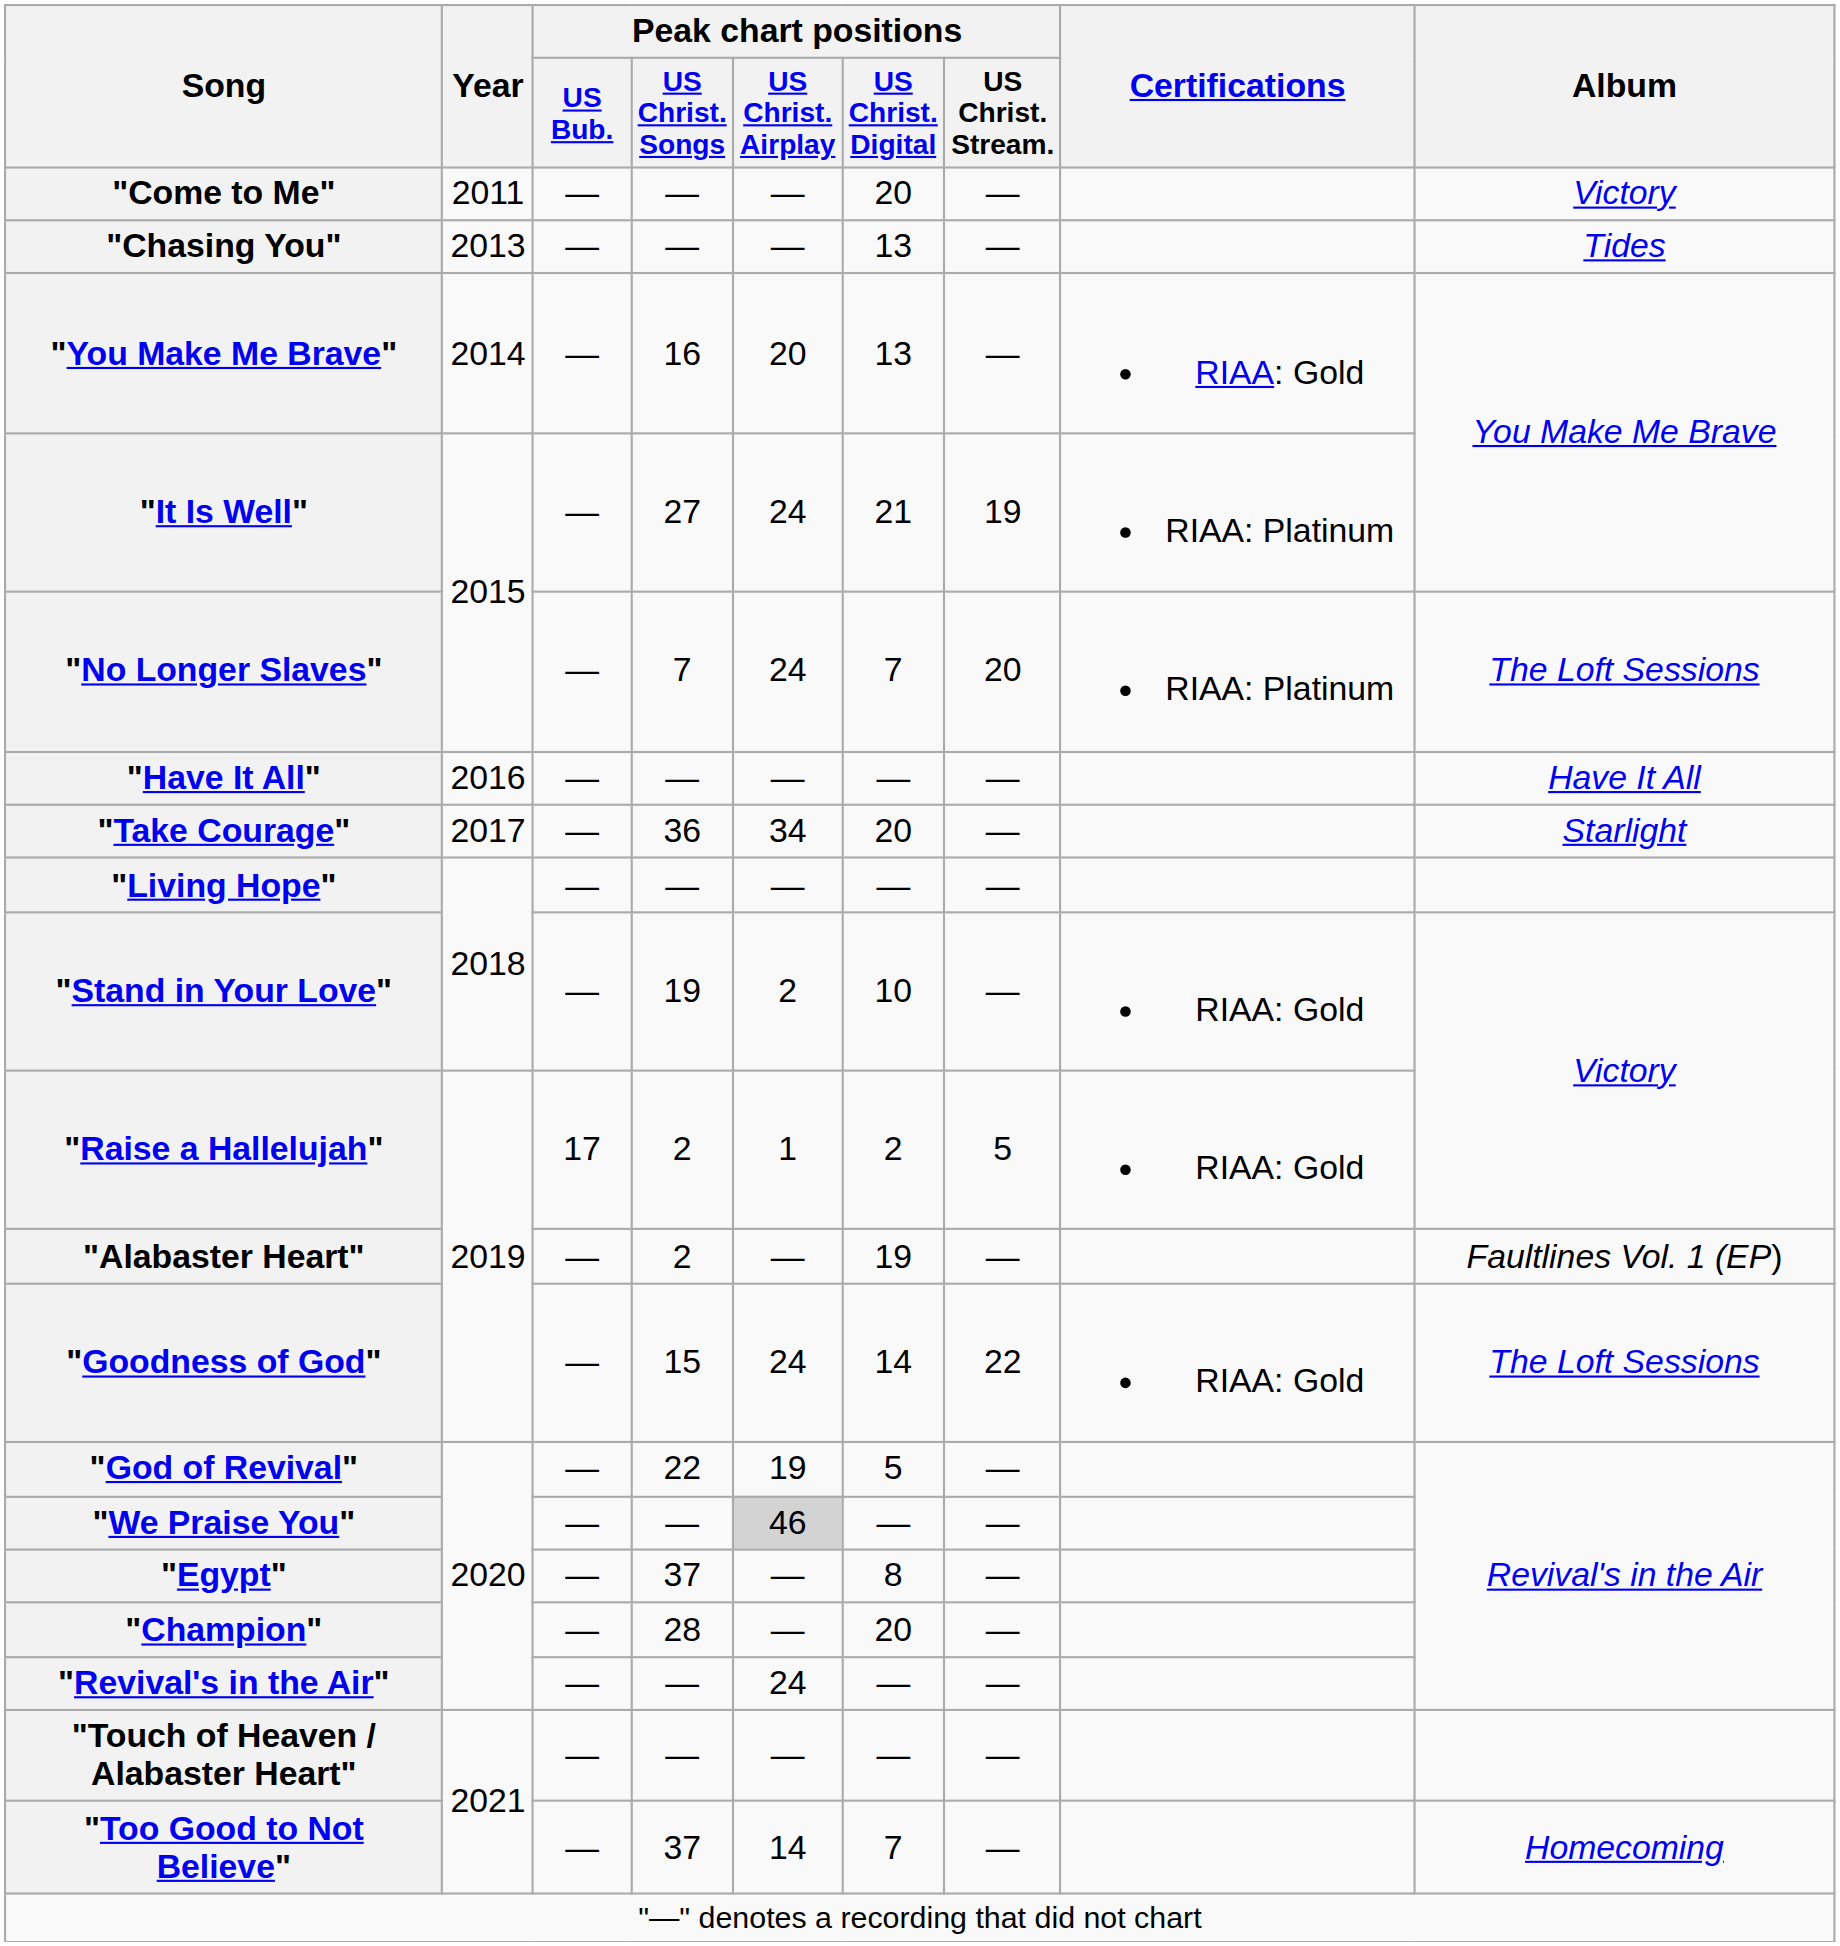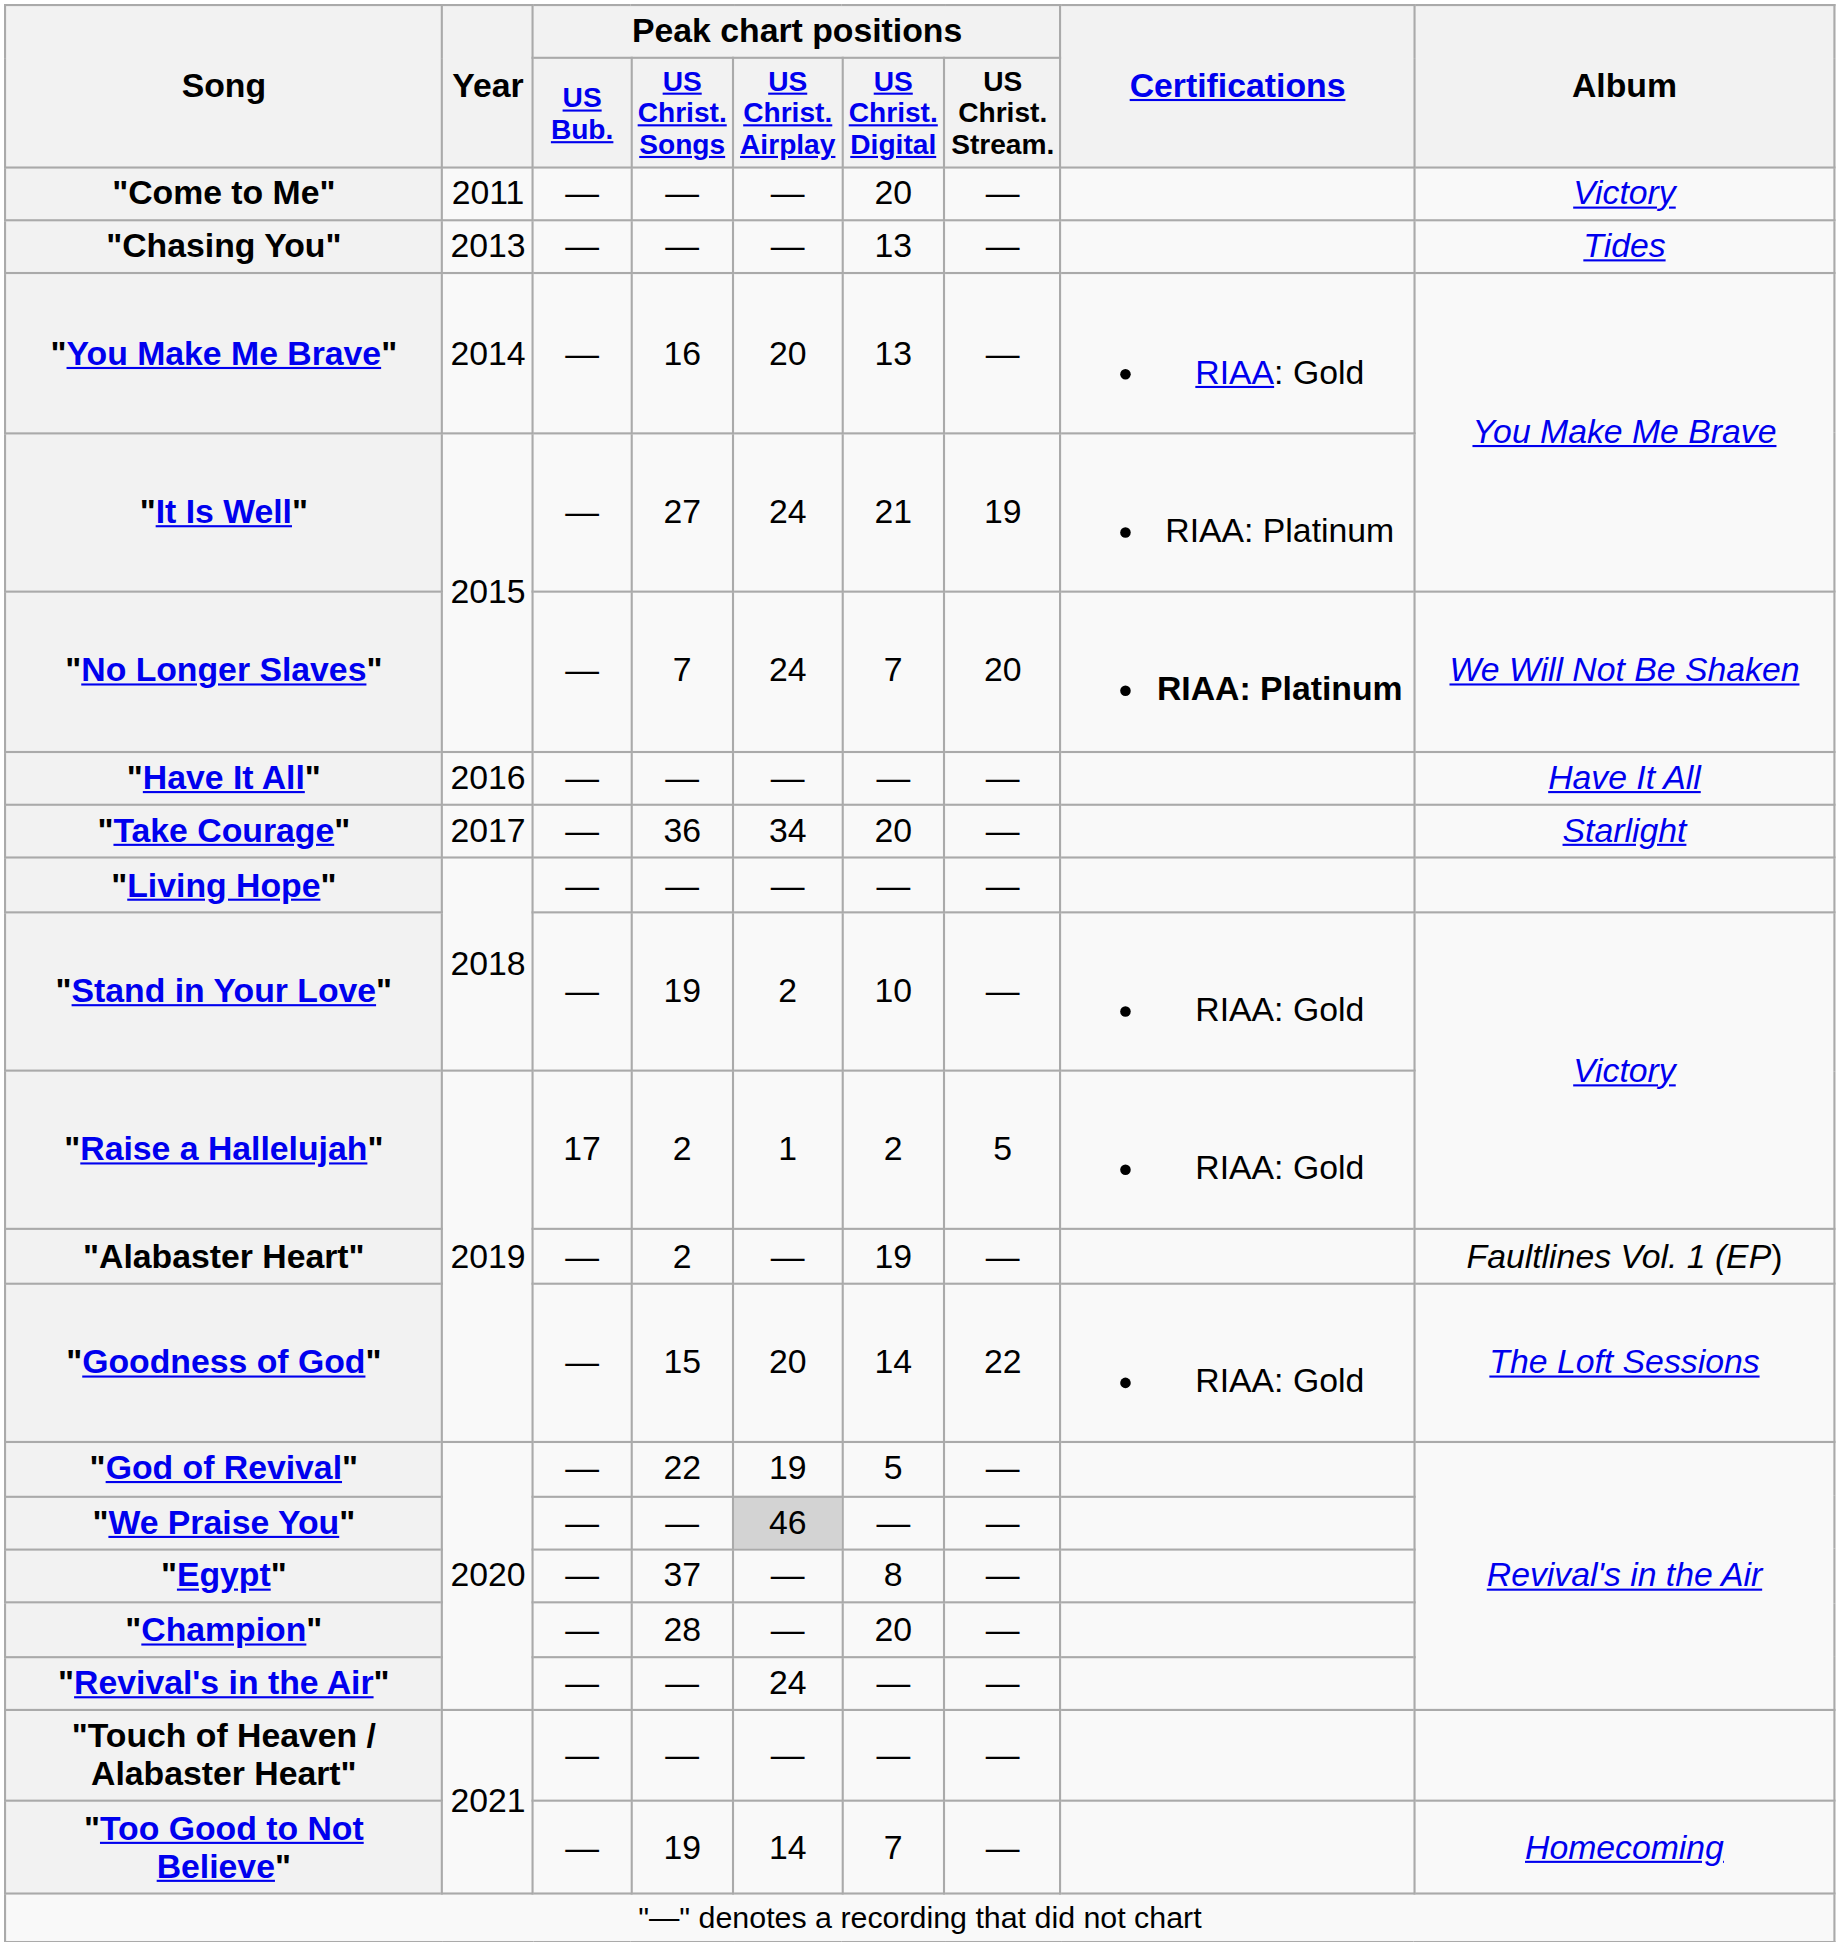(1238, 691) normal -> (1238, 691) bold
(1624, 670) The Loft Sessions -> (1624, 670) We Will Not Be Shaken
(788, 1362) 24 -> (788, 1362) 20
(682, 1846) 37 -> (682, 1846) 19
